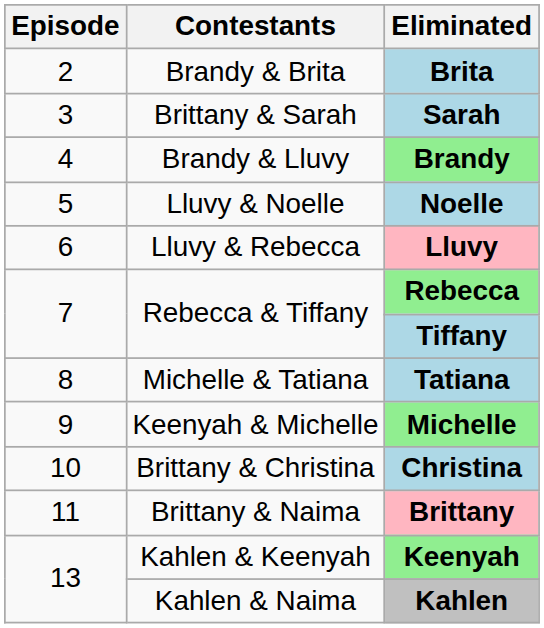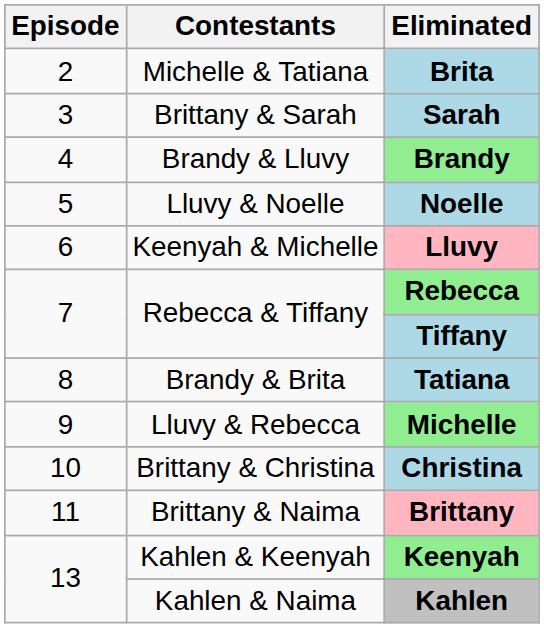(255, 70) Brandy & Brita -> (255, 70) Michelle & Tatiana
(255, 247) Lluvy & Rebecca -> (255, 247) Keenyah & Michelle
(255, 379) Michelle & Tatiana -> (255, 379) Brandy & Brita
(255, 423) Keenyah & Michelle -> (255, 423) Lluvy & Rebecca
